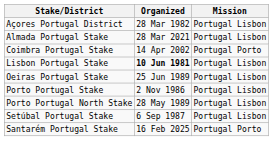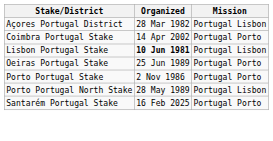- row: (57, 37)
(230, 77) Portugal Lisbon -> (227, 63) Portugal Porto
(230, 90) Portugal Lisbon -> (227, 77) Portugal Porto
- row: (60, 116)
